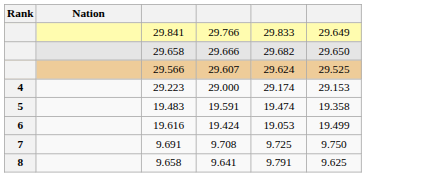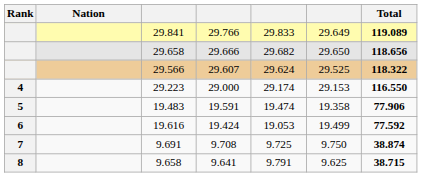+ column: (389, 13)
